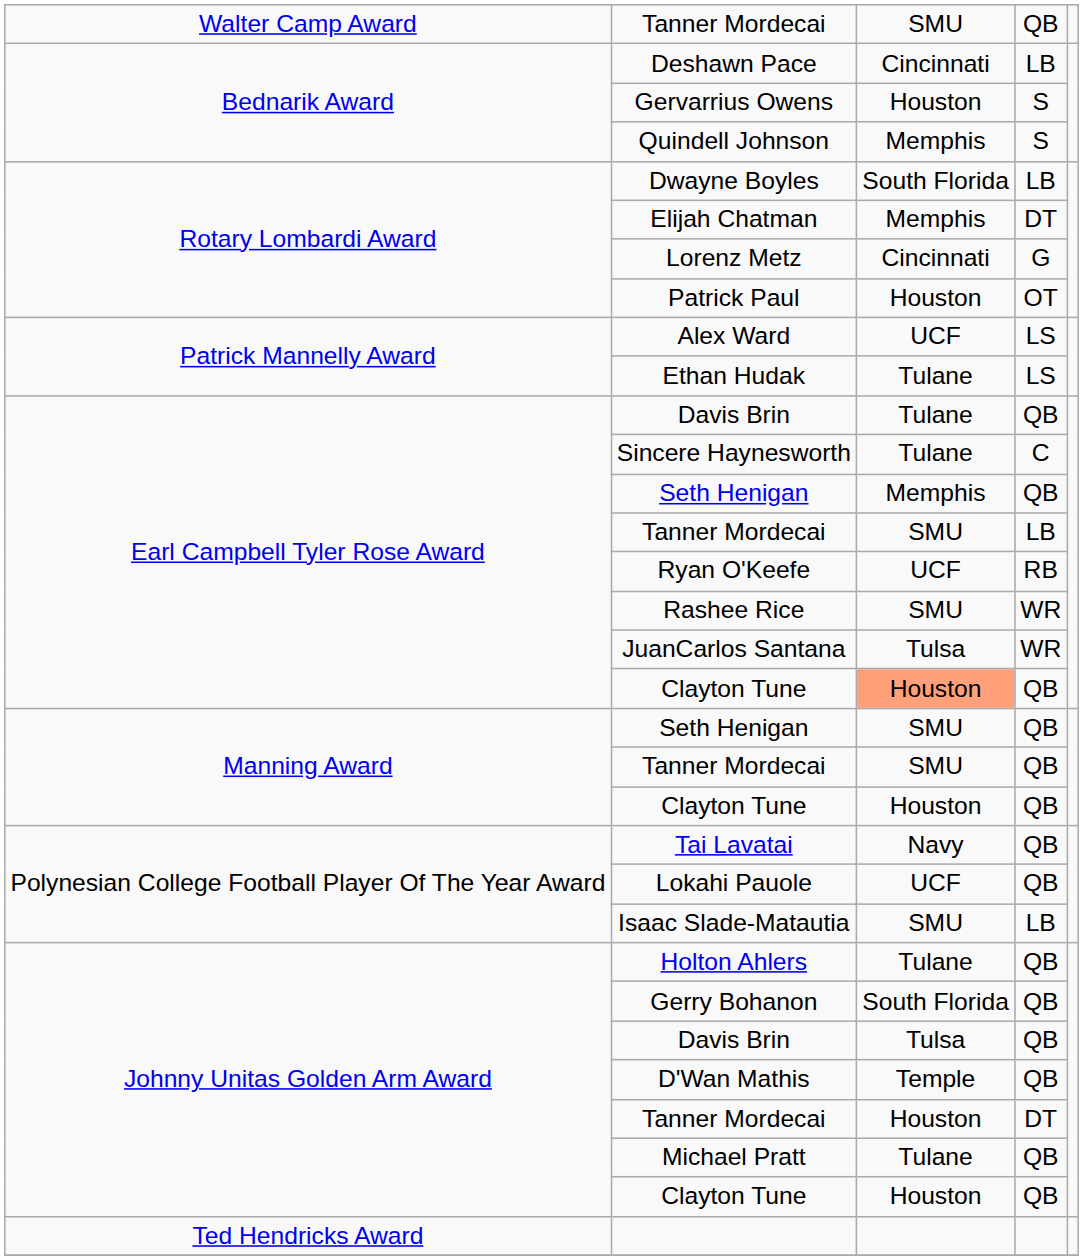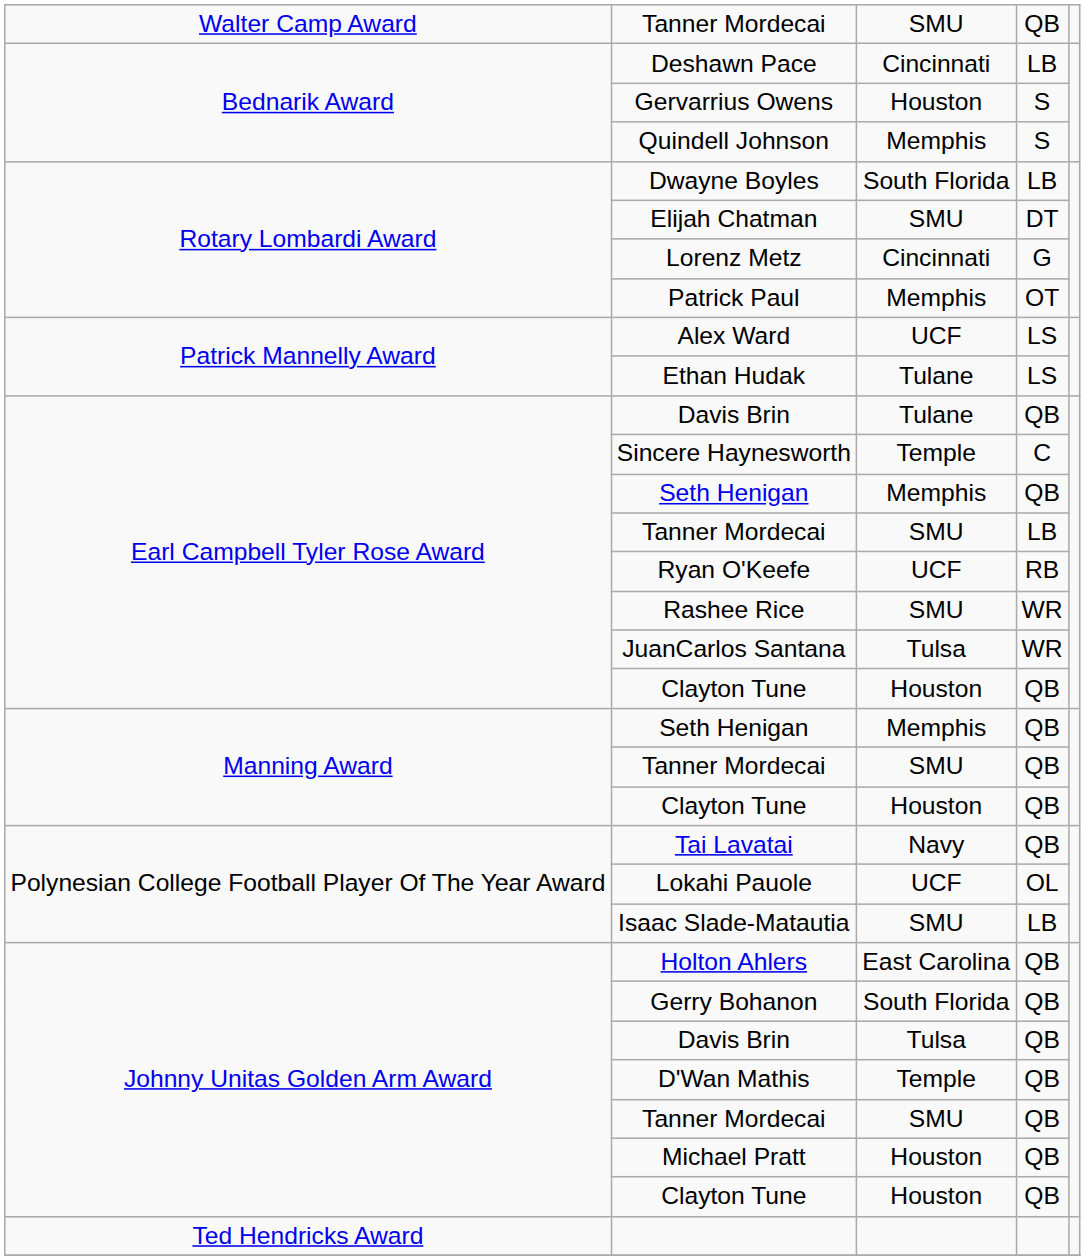(936, 219) Memphis -> (936, 219) SMU
(936, 297) Houston -> (936, 297) Memphis
(936, 453) Tulane -> (936, 453) Temple
(936, 688) lightsalmon background -> (936, 688) no background
(936, 727) SMU -> (936, 727) Memphis
(1041, 883) QB -> (1042, 883) OL
(936, 961) Tulane -> (936, 961) East Carolina
(936, 1118) Houston -> (936, 1118) SMU
(1041, 1118) DT -> (1042, 1118) QB
(936, 1157) Tulane -> (936, 1157) Houston
